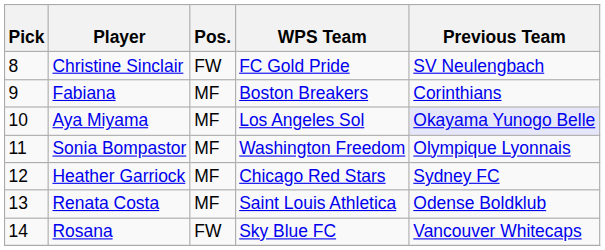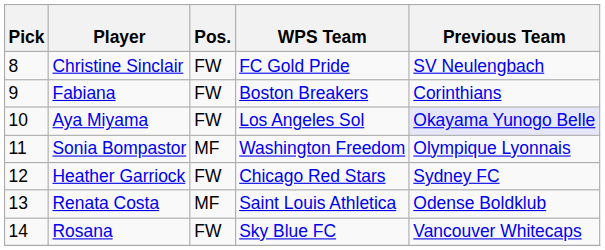(207, 93) MF -> (208, 93) FW
(207, 120) MF -> (208, 120) FW
(207, 176) MF -> (208, 176) FW
